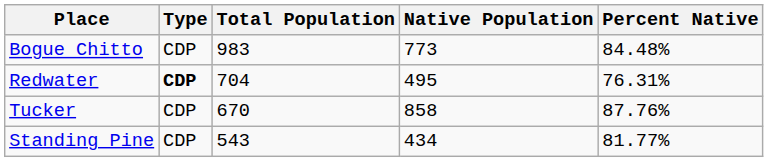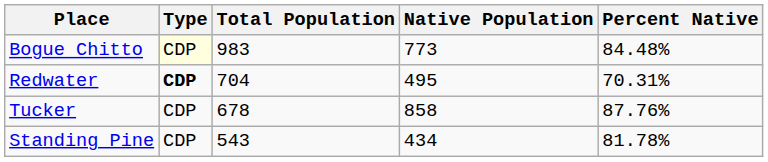(180, 50) no background -> (180, 50) lightyellow background
(636, 80) 76.31% -> (636, 80) 70.31%
(233, 111) 670 -> (233, 111) 678
(636, 141) 81.77% -> (636, 141) 81.78%
